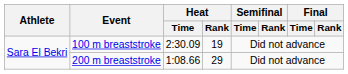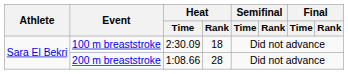(217, 45) 19 -> (217, 45) 18
(217, 61) 29 -> (217, 61) 28
